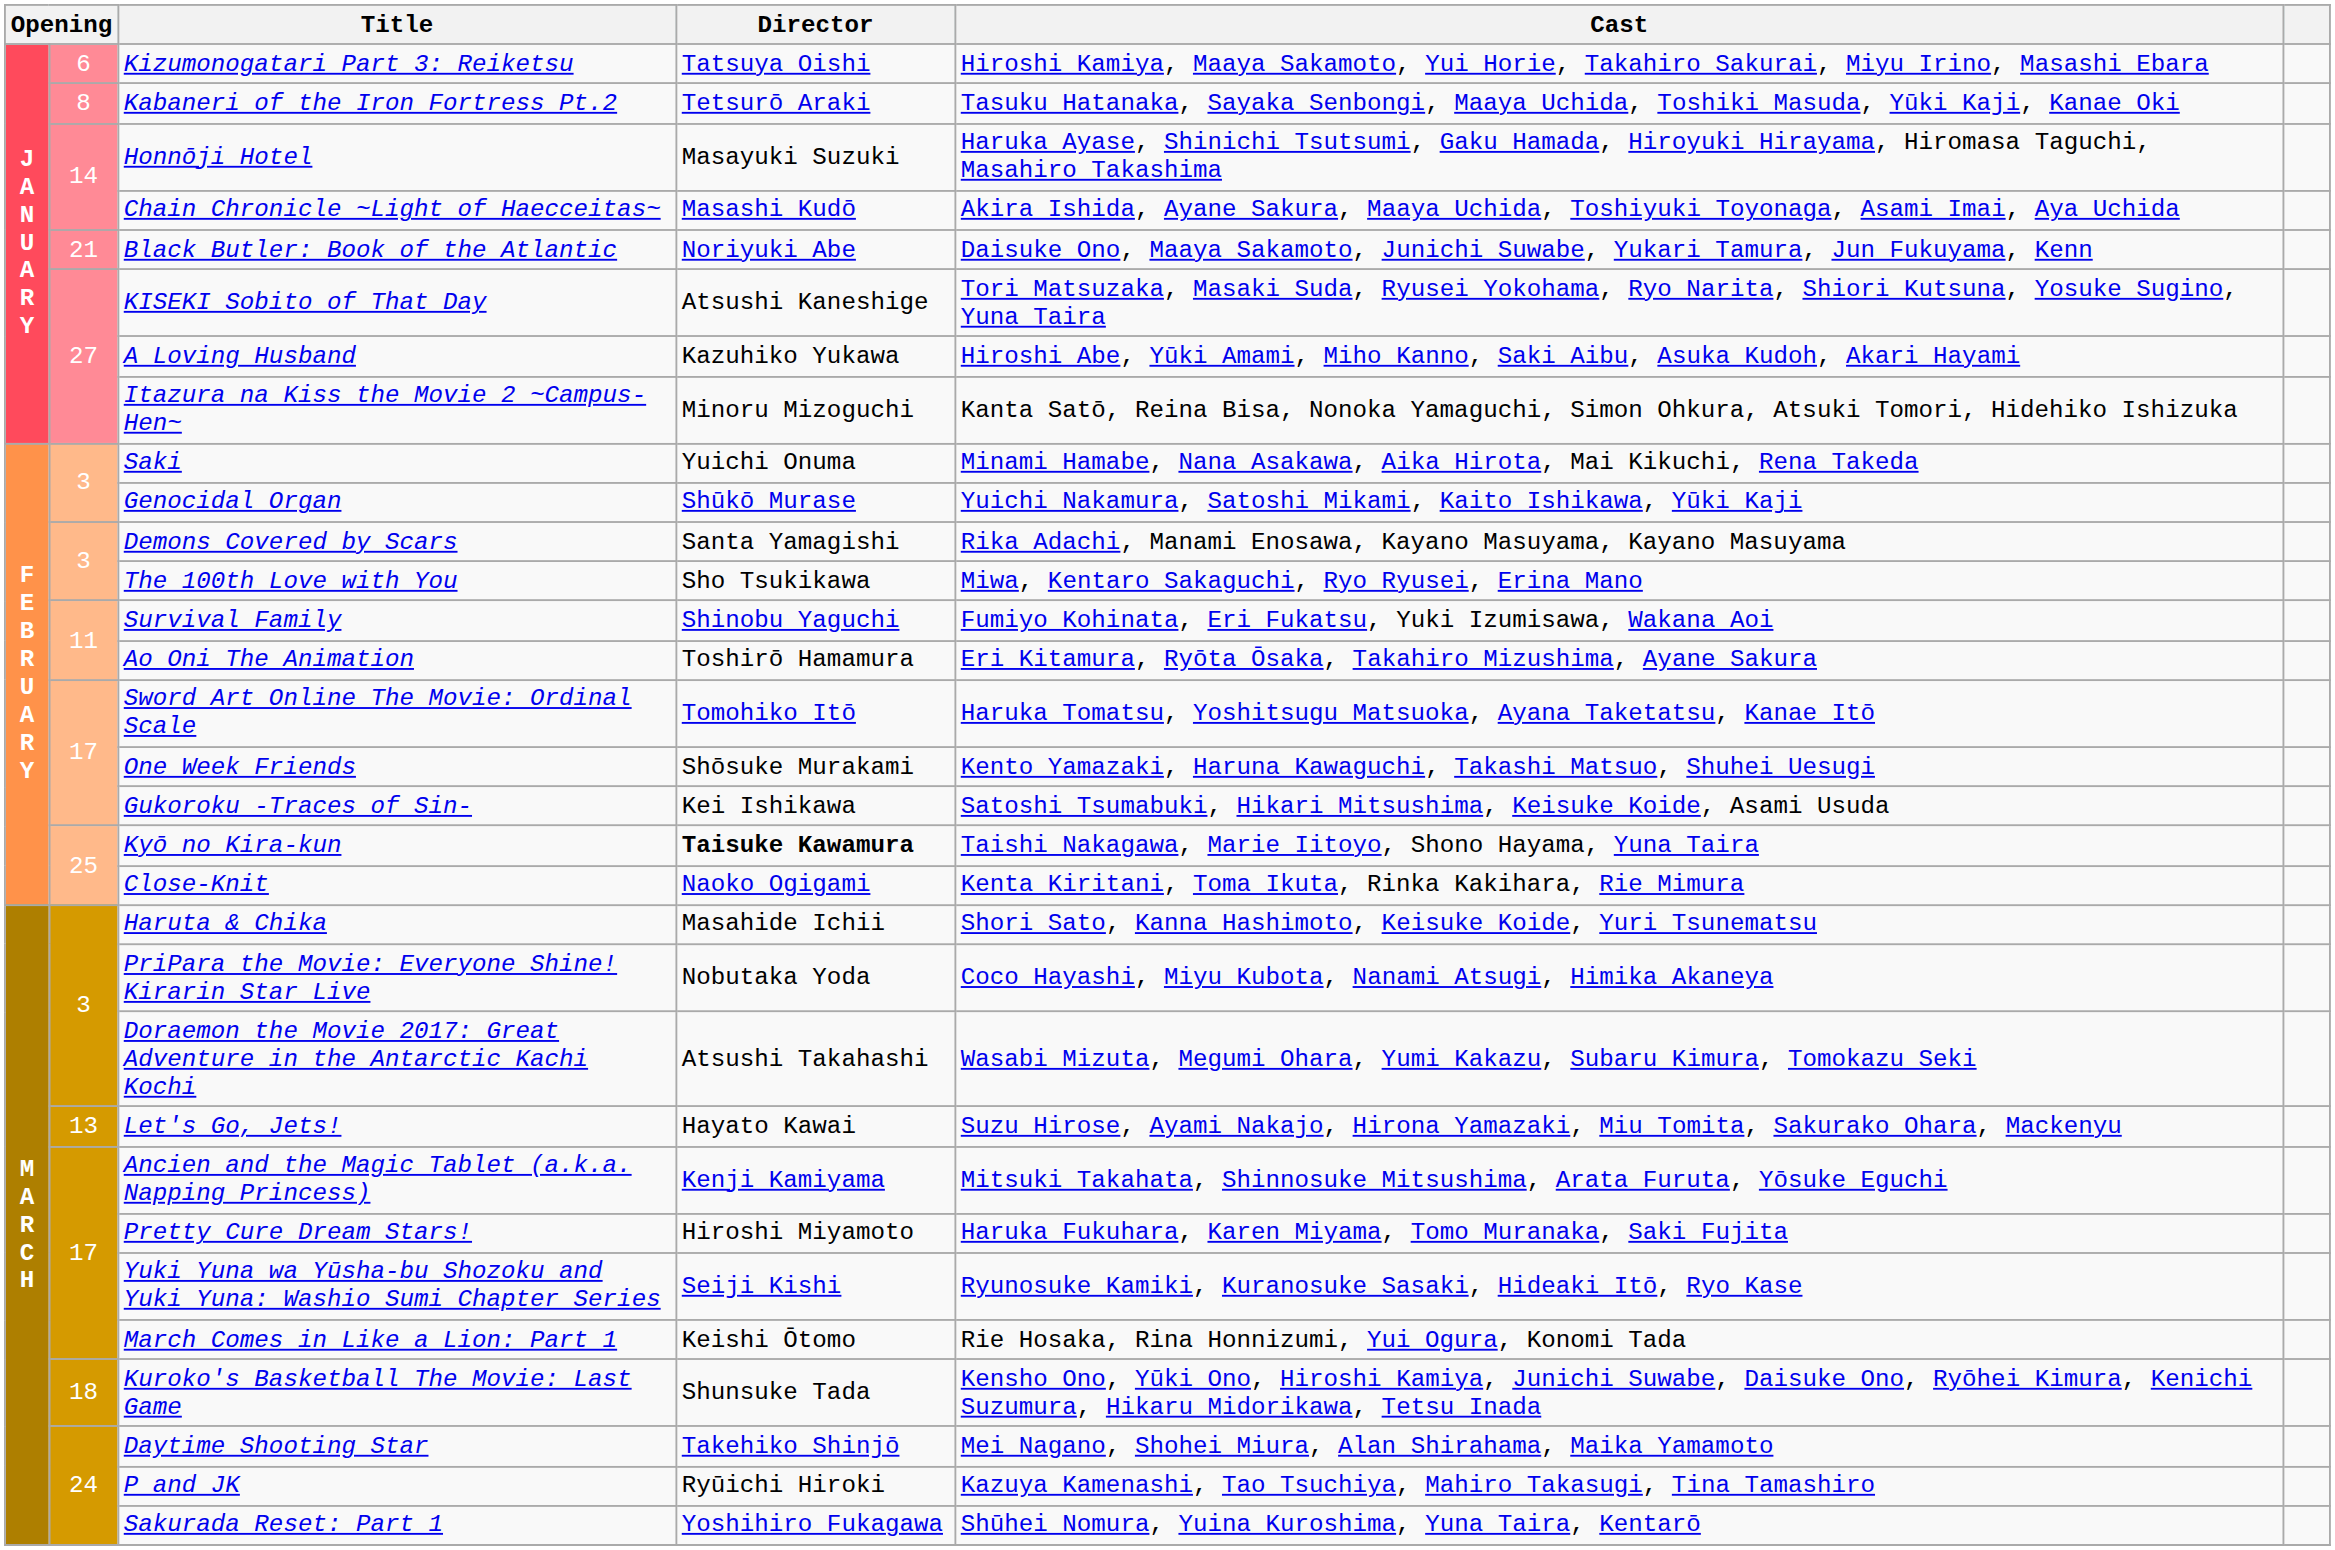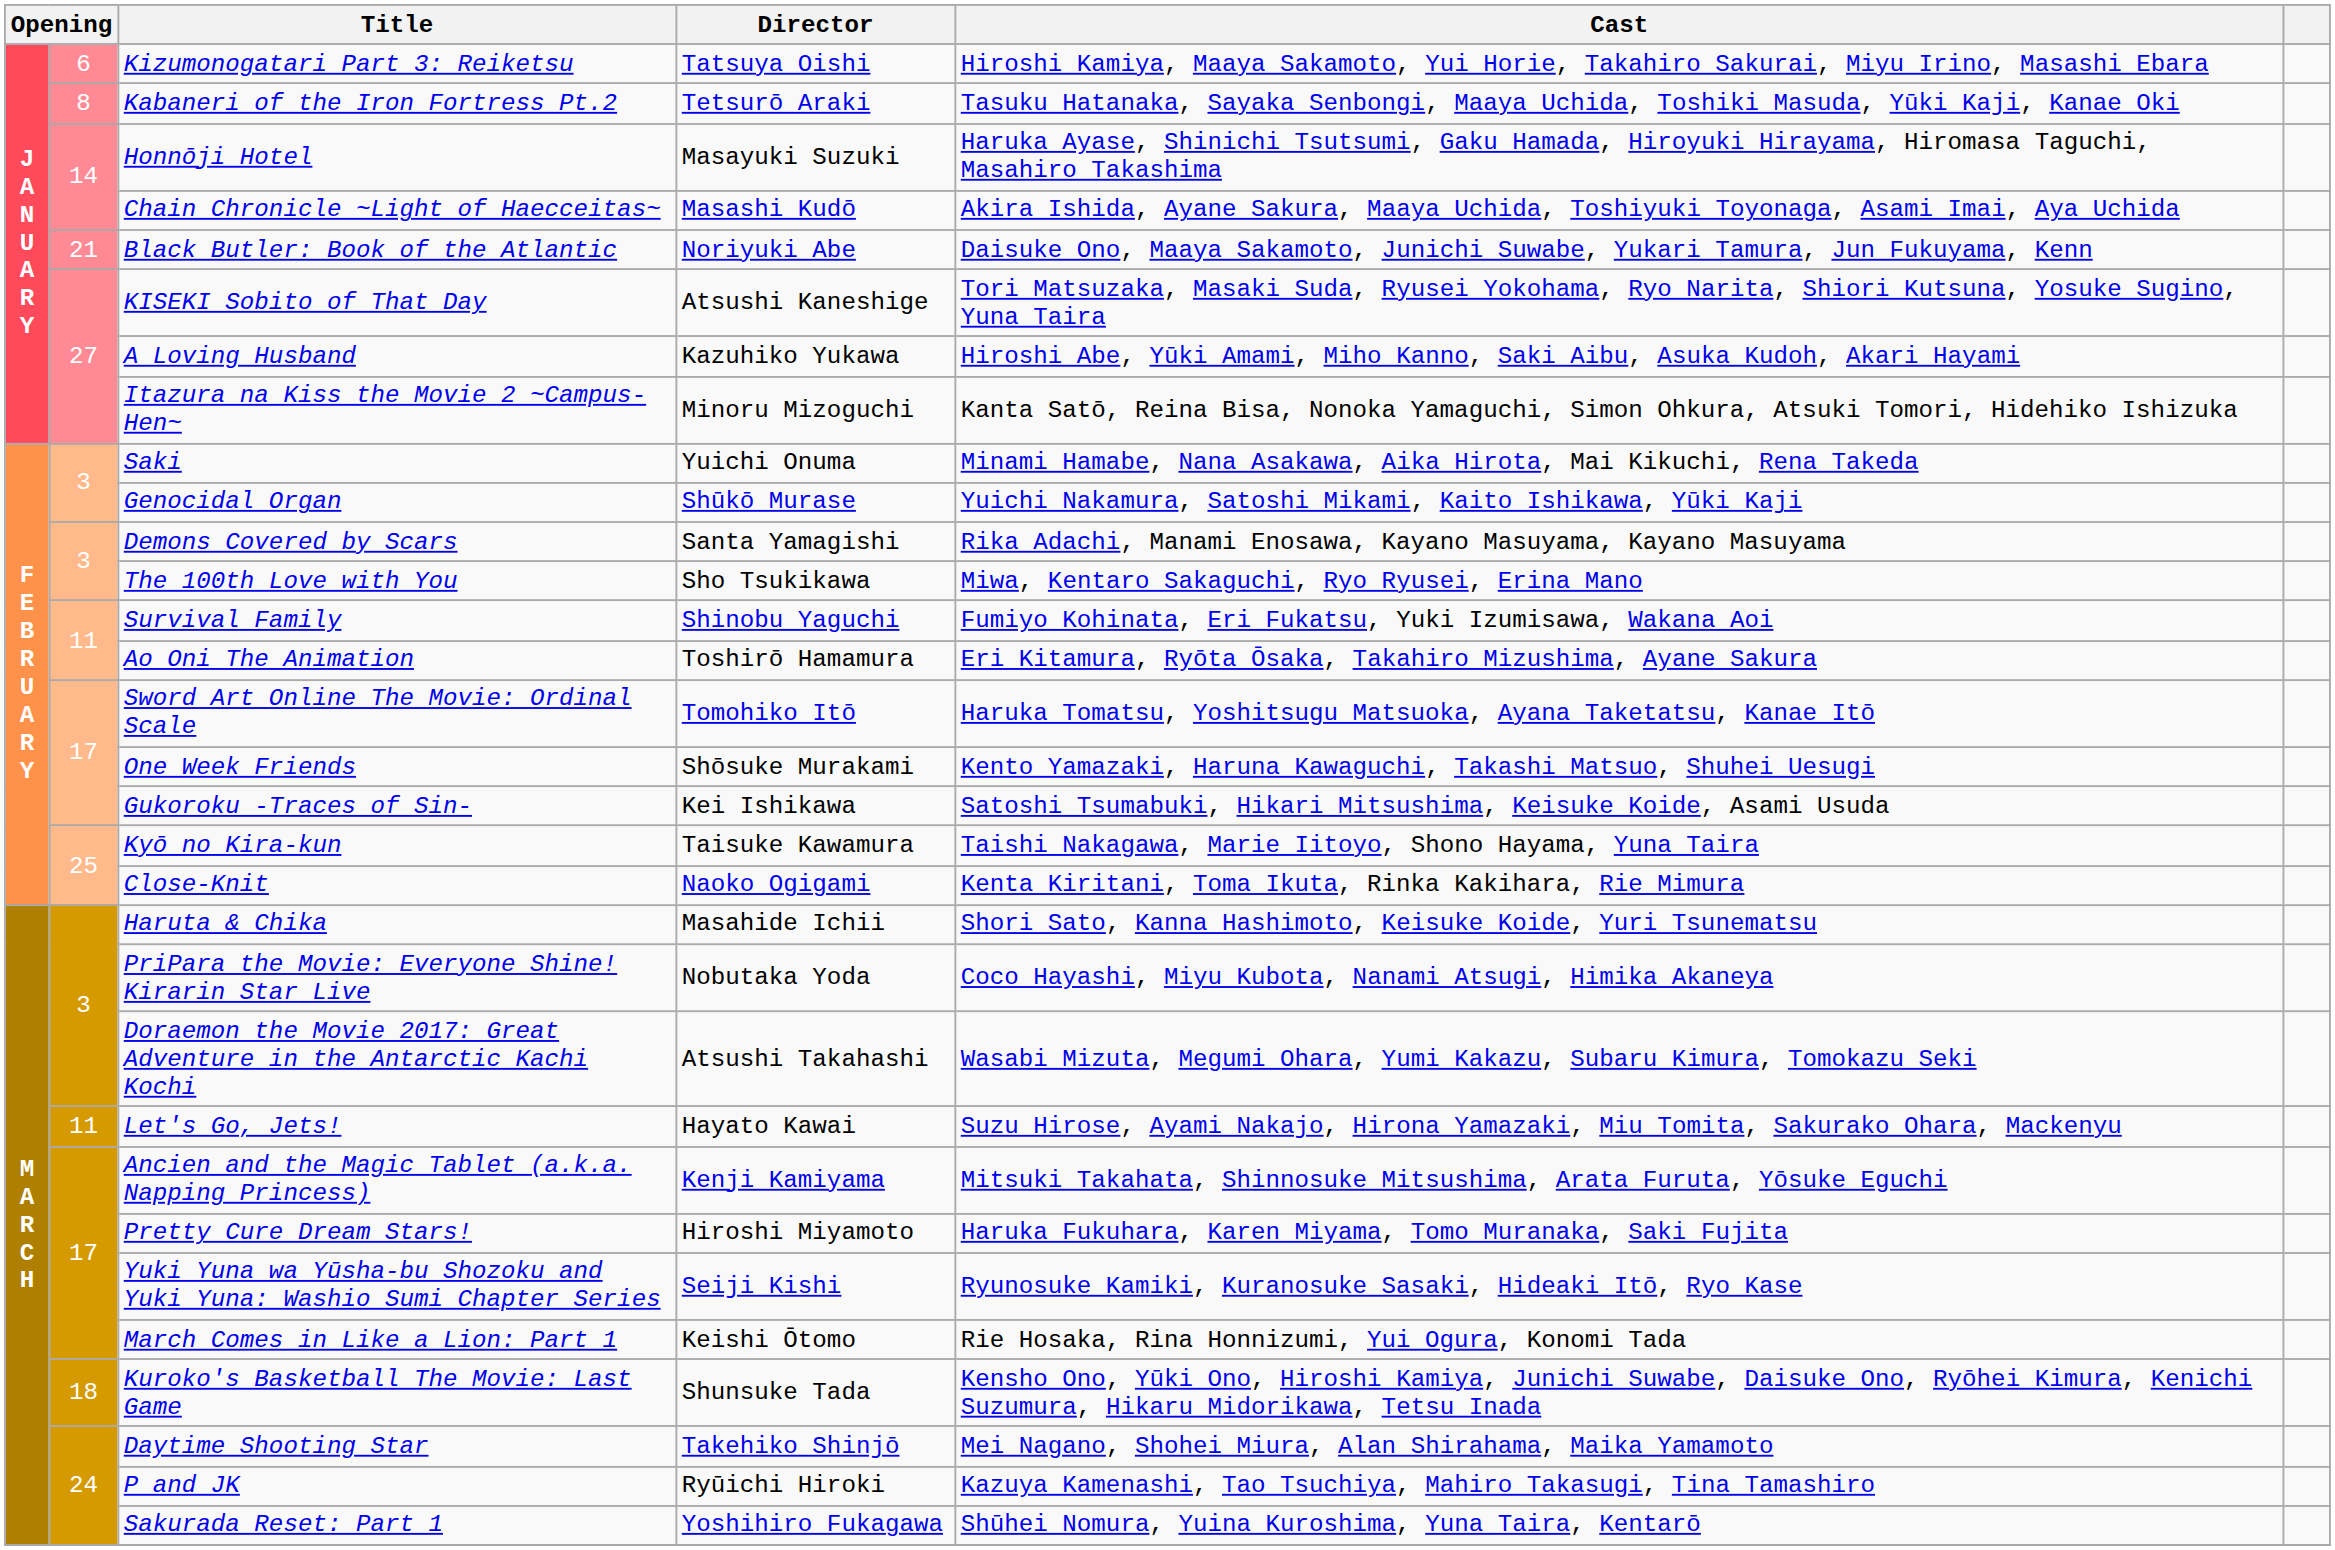(798, 846) bold -> (798, 846) normal
(84, 1126) 13 -> (84, 1126) 11
